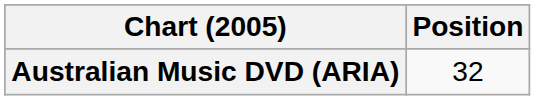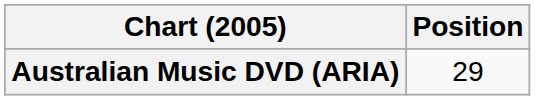(468, 71) 32 -> (468, 71) 29
